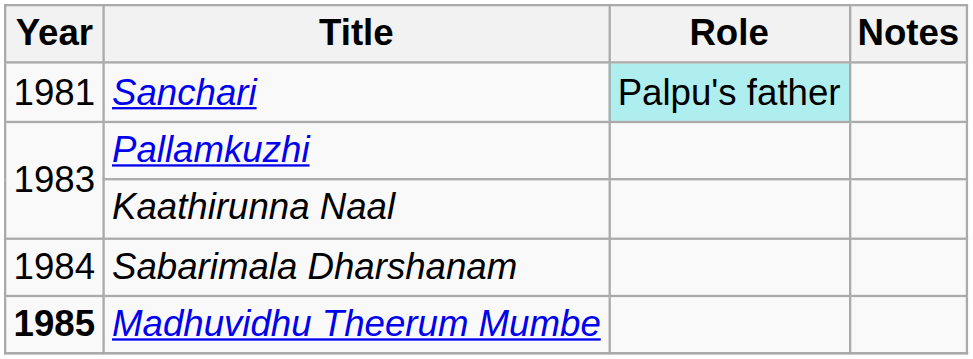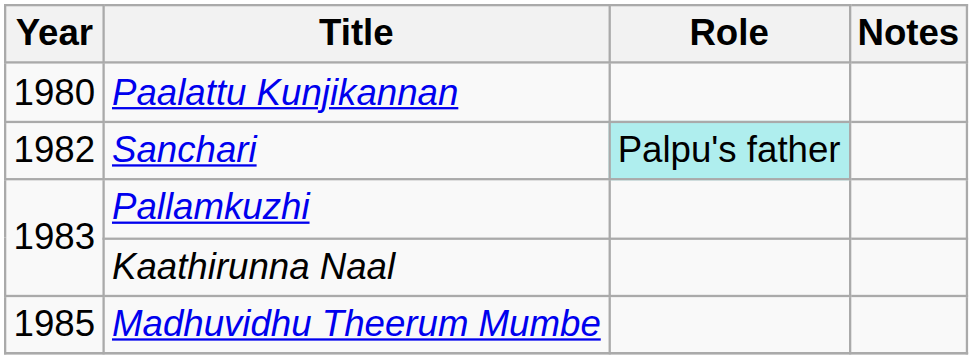+ row: (285, 91)
(54, 91) 1981 -> (54, 149) 1982
- row: (315, 265)
(54, 324) bold -> (54, 324) normal
